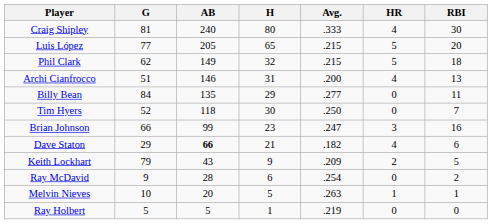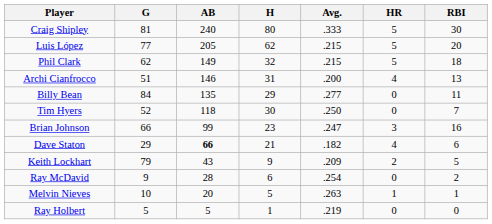(394, 29) 4 -> (394, 29) 5
(270, 45) 65 -> (270, 45) 62
